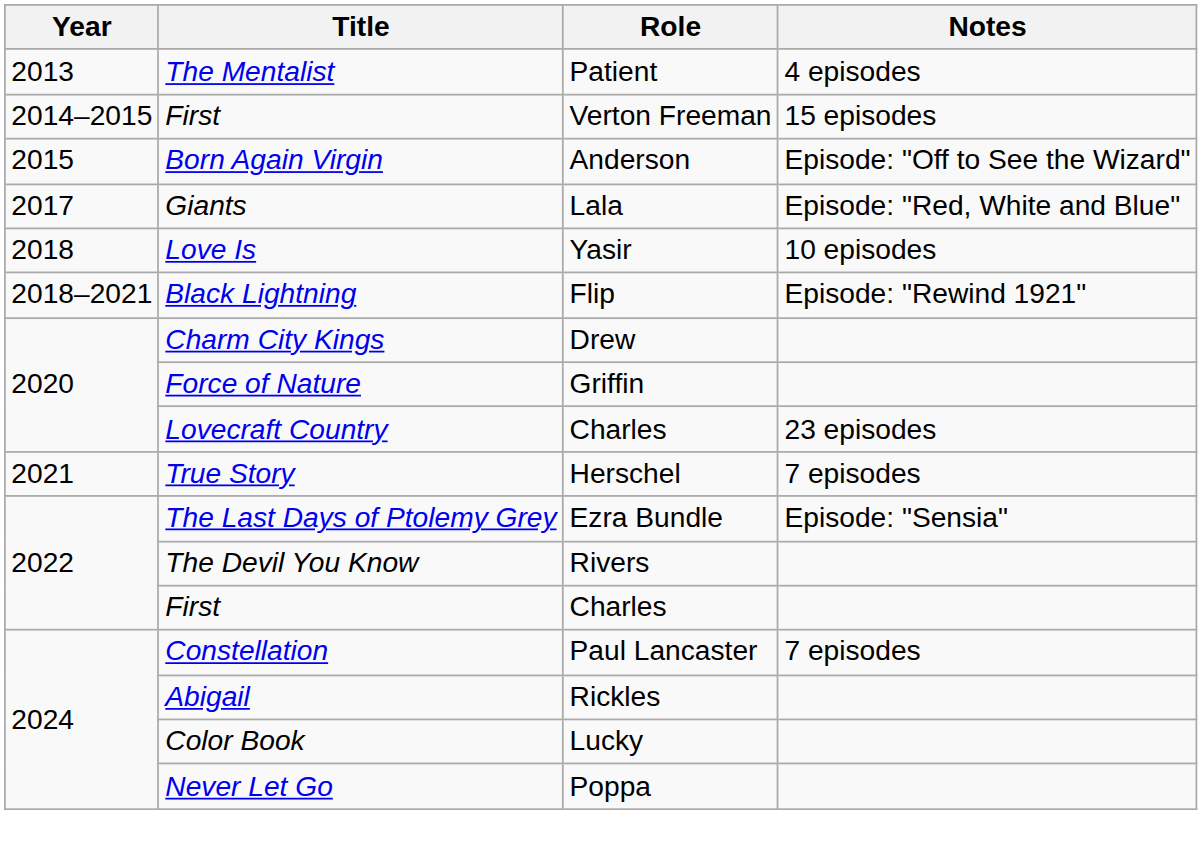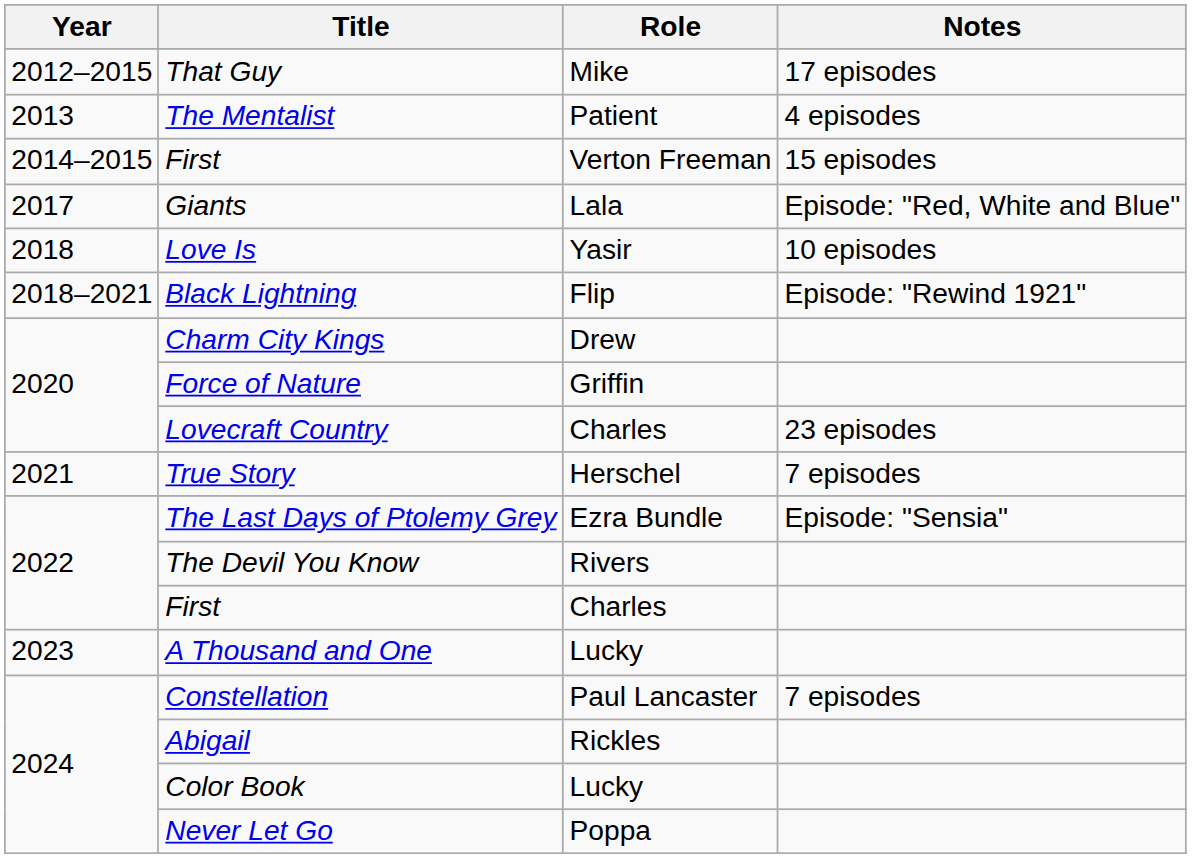+ row: (82, 71)
- row: (43, 160)
+ row: (43, 652)
